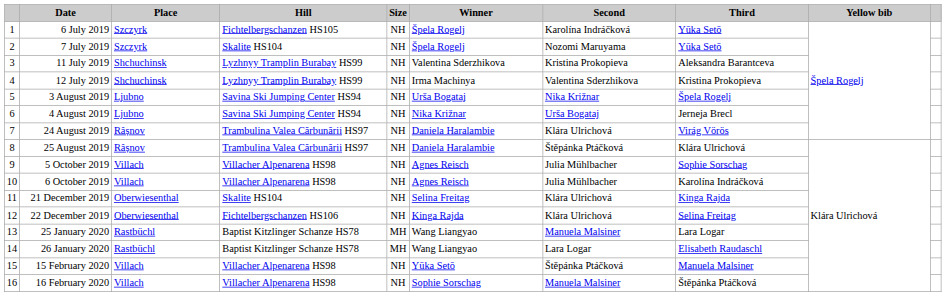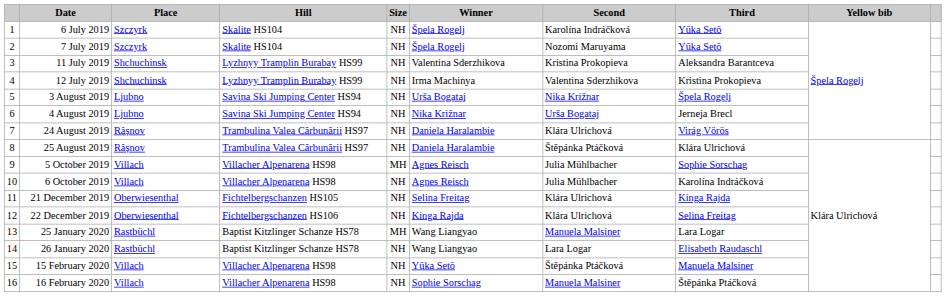(280, 29) Fichtelbergschanzen HS105 -> (252, 29) Skalite HS104
(398, 164) NH -> (398, 164) MH
(252, 198) Skalite HS104 -> (280, 198) Fichtelbergschanzen HS105
(398, 248) MH -> (398, 248) NH
